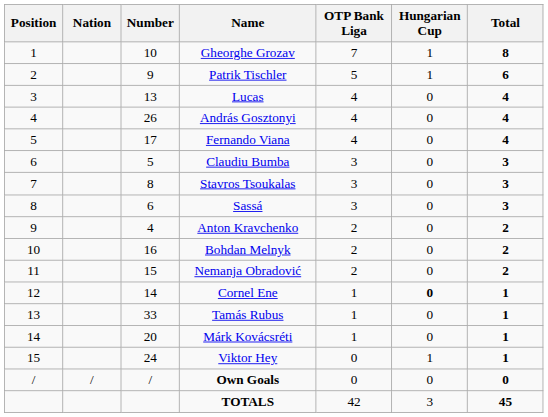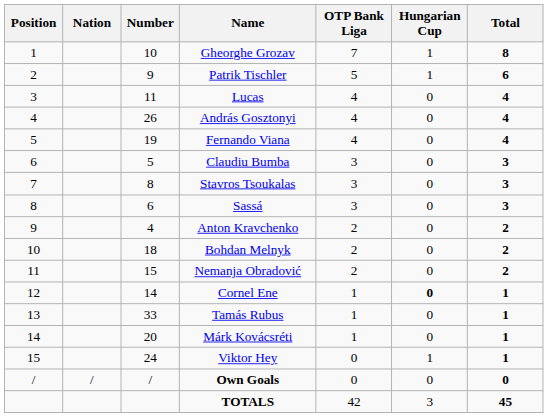(150, 96) 13 -> (150, 96) 11
(150, 140) 17 -> (150, 140) 19
(150, 249) 16 -> (150, 249) 18
